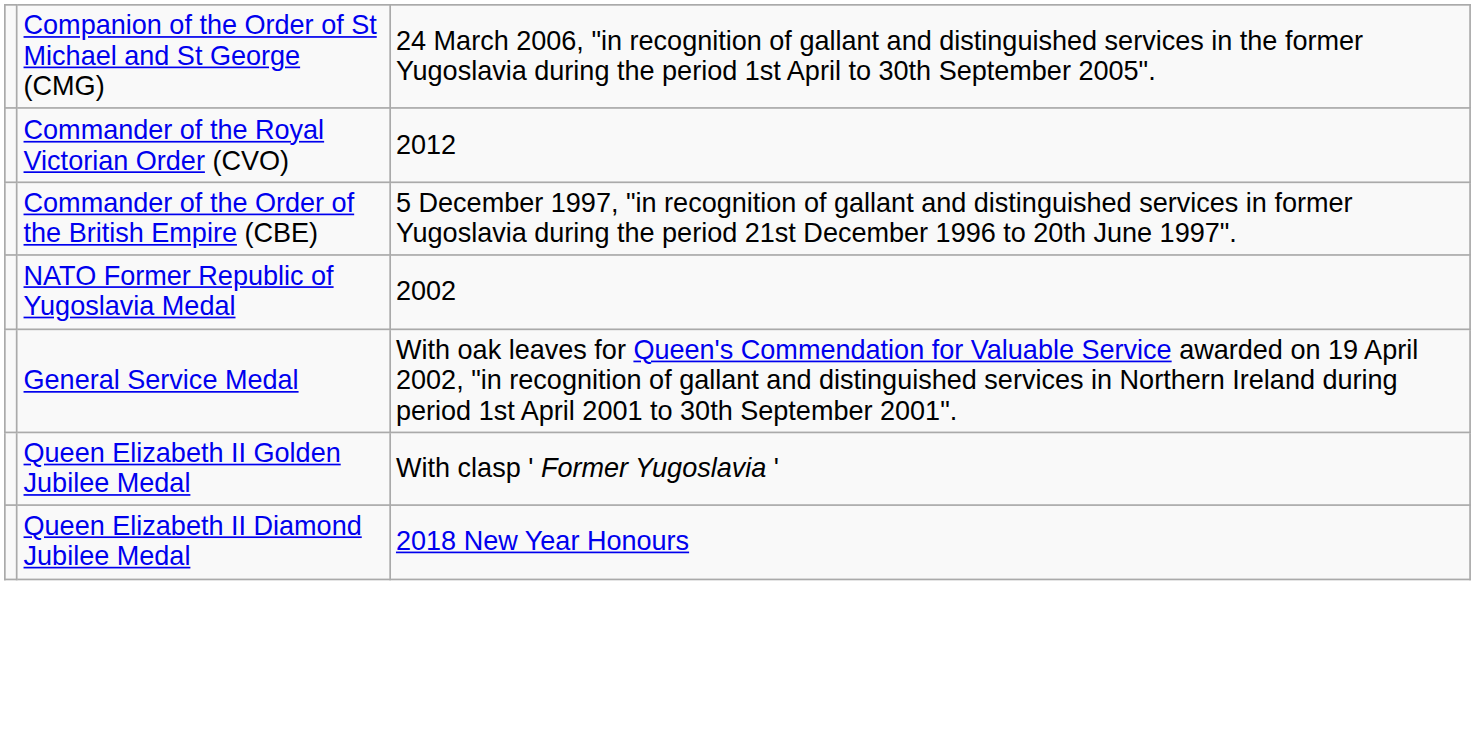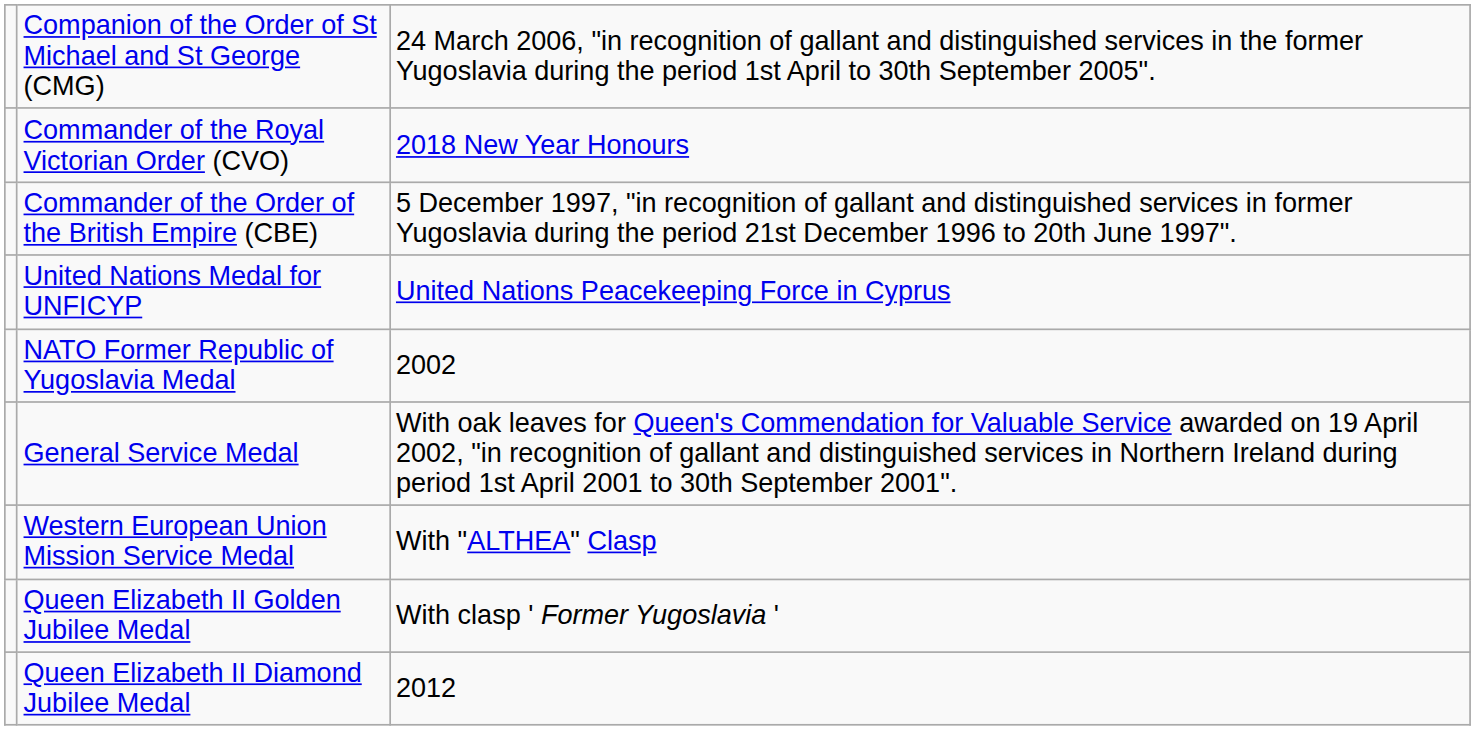(426, 144) 2012 -> (543, 144) 2018 New Year Honours
+ row: (172, 291)
+ row: (175, 541)
(543, 541) 2018 New Year Honours -> (426, 688) 2012
